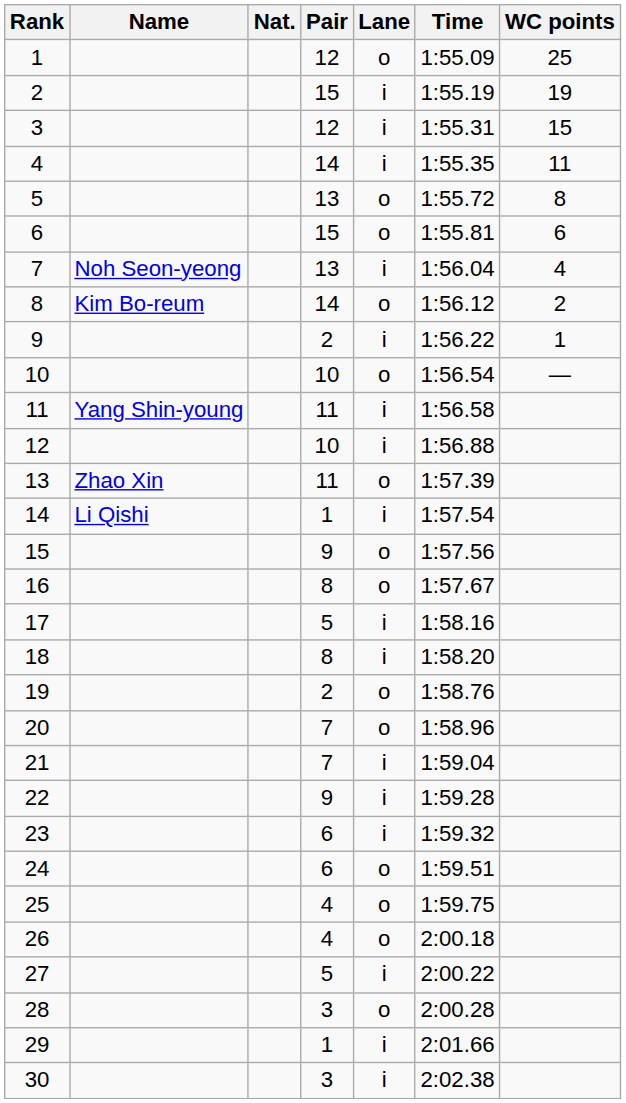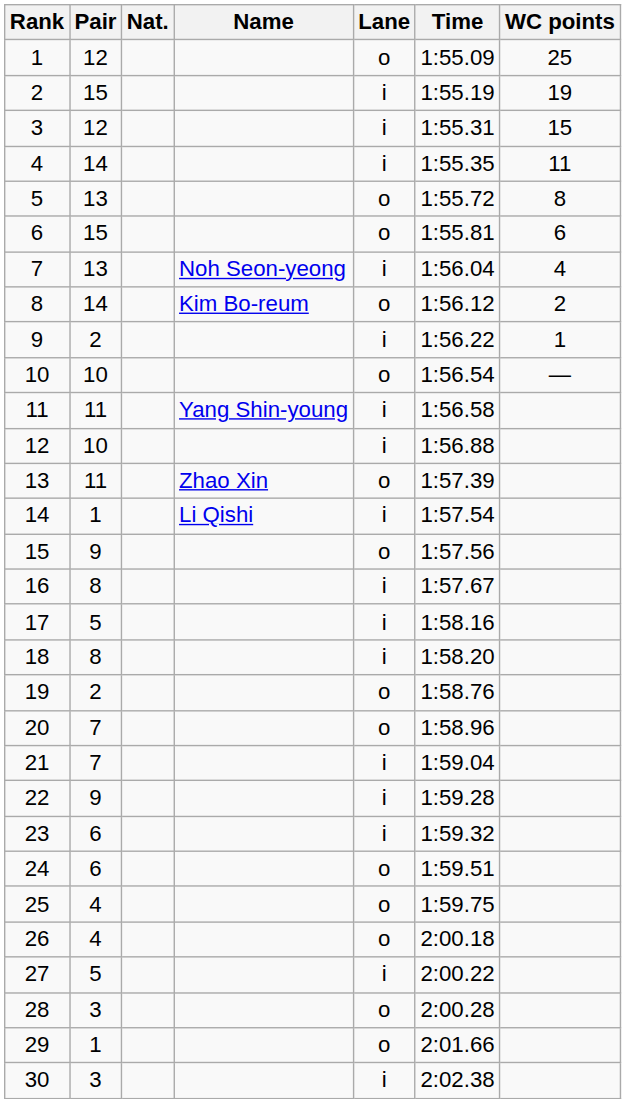columns swapped: (159, 22) <-> (327, 22)
(384, 586) o -> (384, 586) i
(384, 1045) i -> (384, 1045) o
